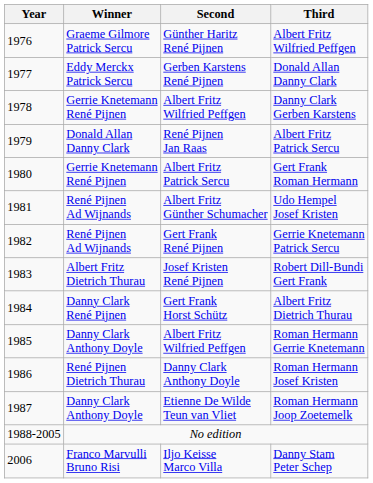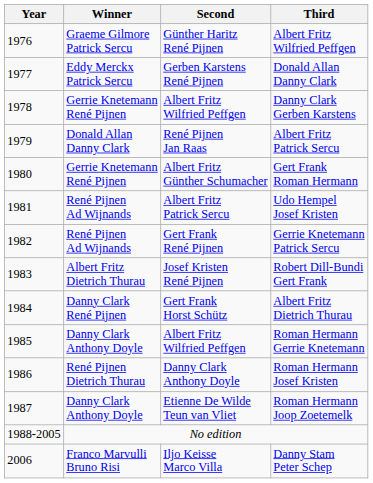(196, 174) Albert Fritz Patrick Sercu -> (215, 174) Albert Fritz Günther Schumacher
(215, 207) Albert Fritz Günther Schumacher -> (196, 207) Albert Fritz Patrick Sercu
